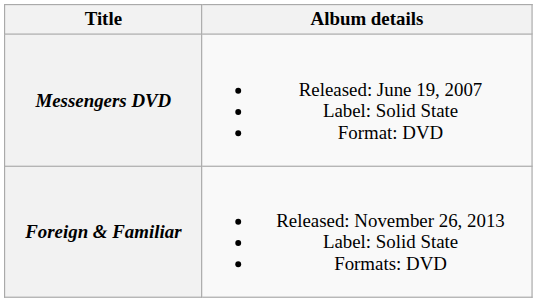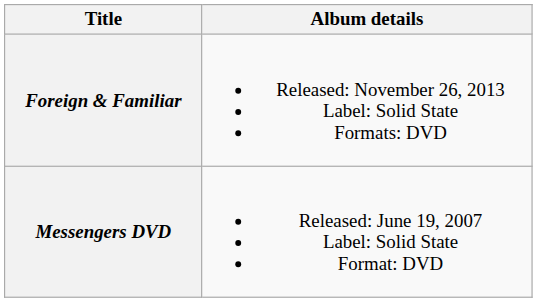rows swapped: (103, 100) <-> (103, 231)
